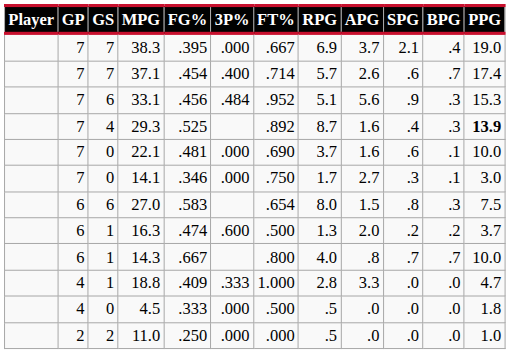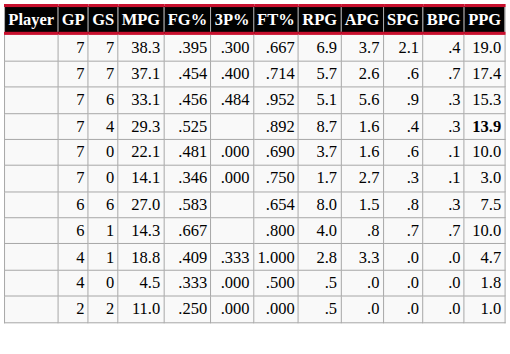(235, 47) .000 -> (235, 47) .300
- row: (146, 230)
